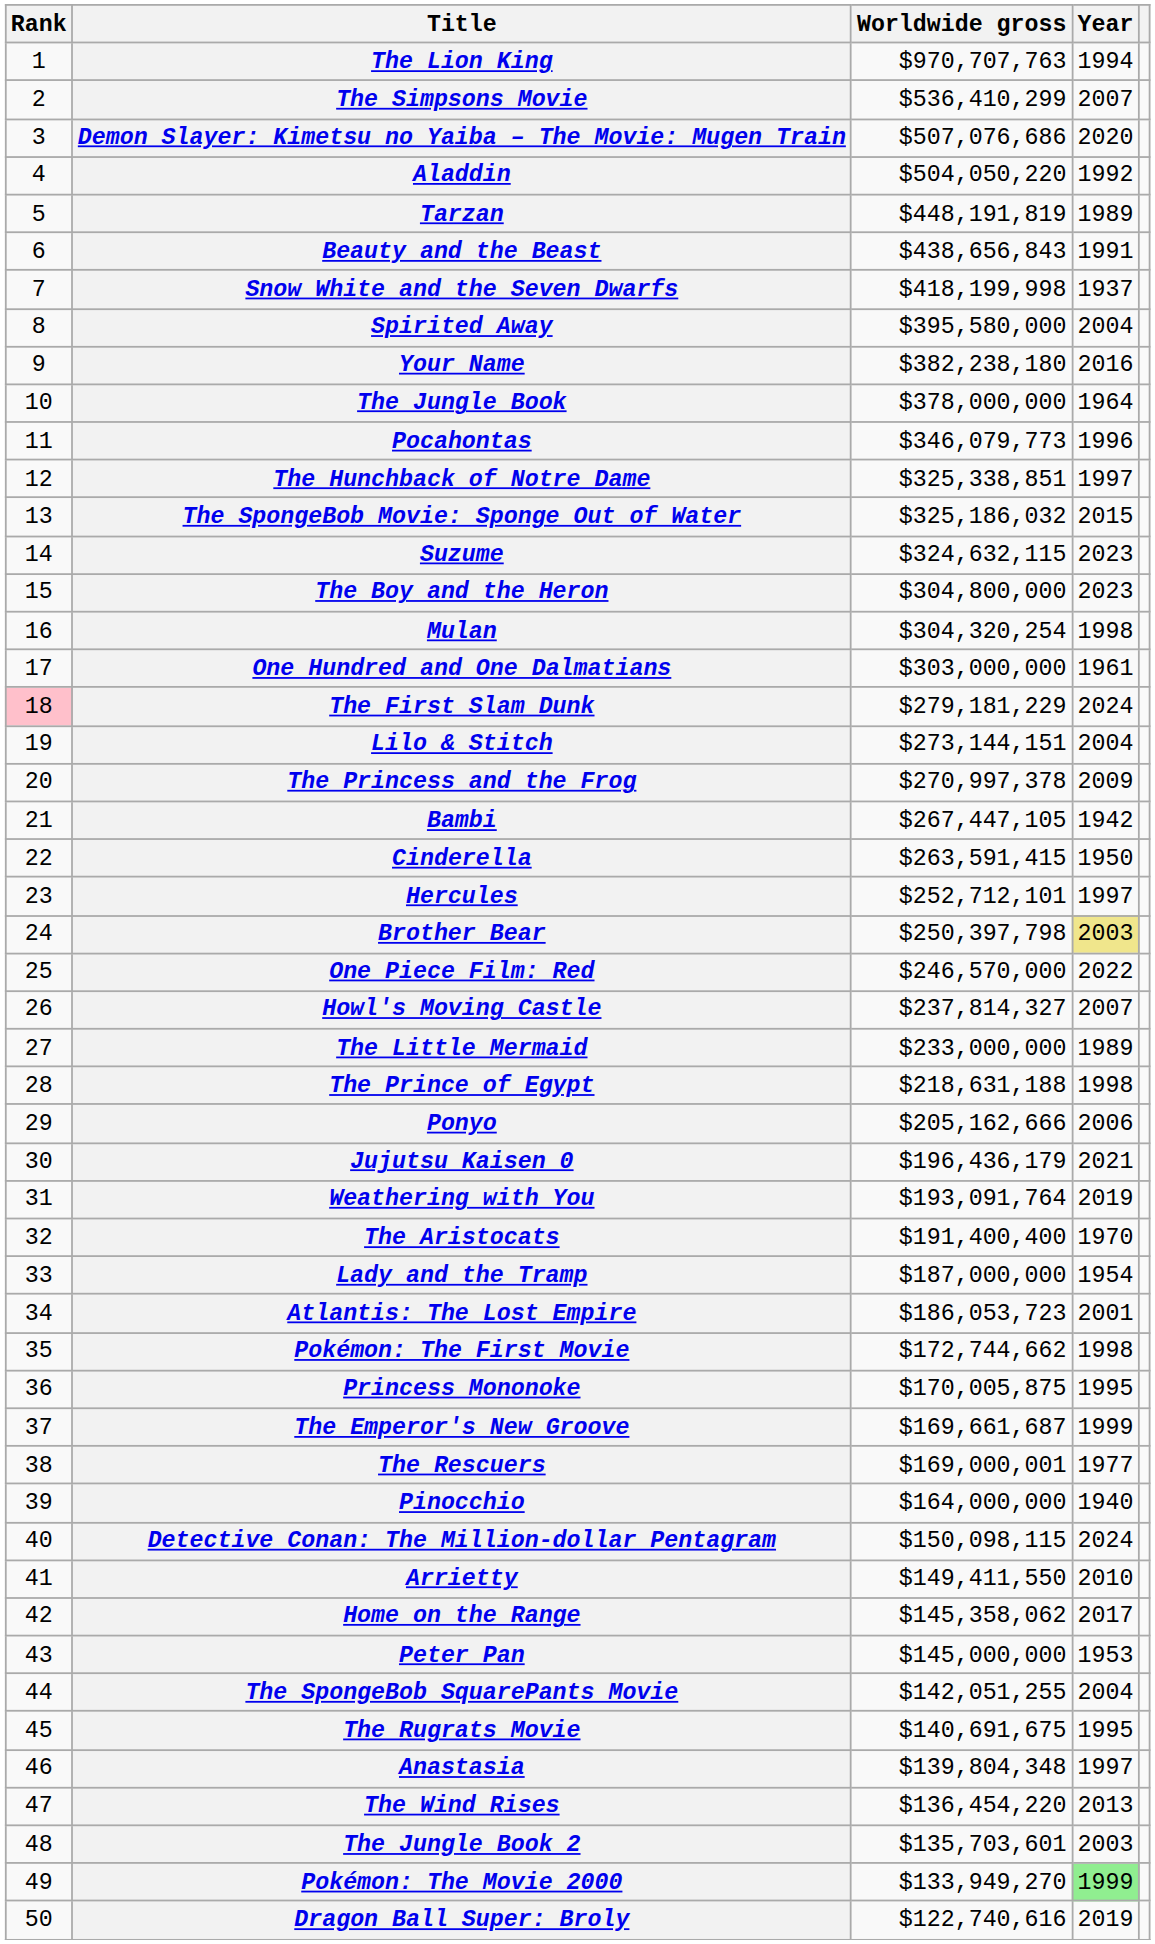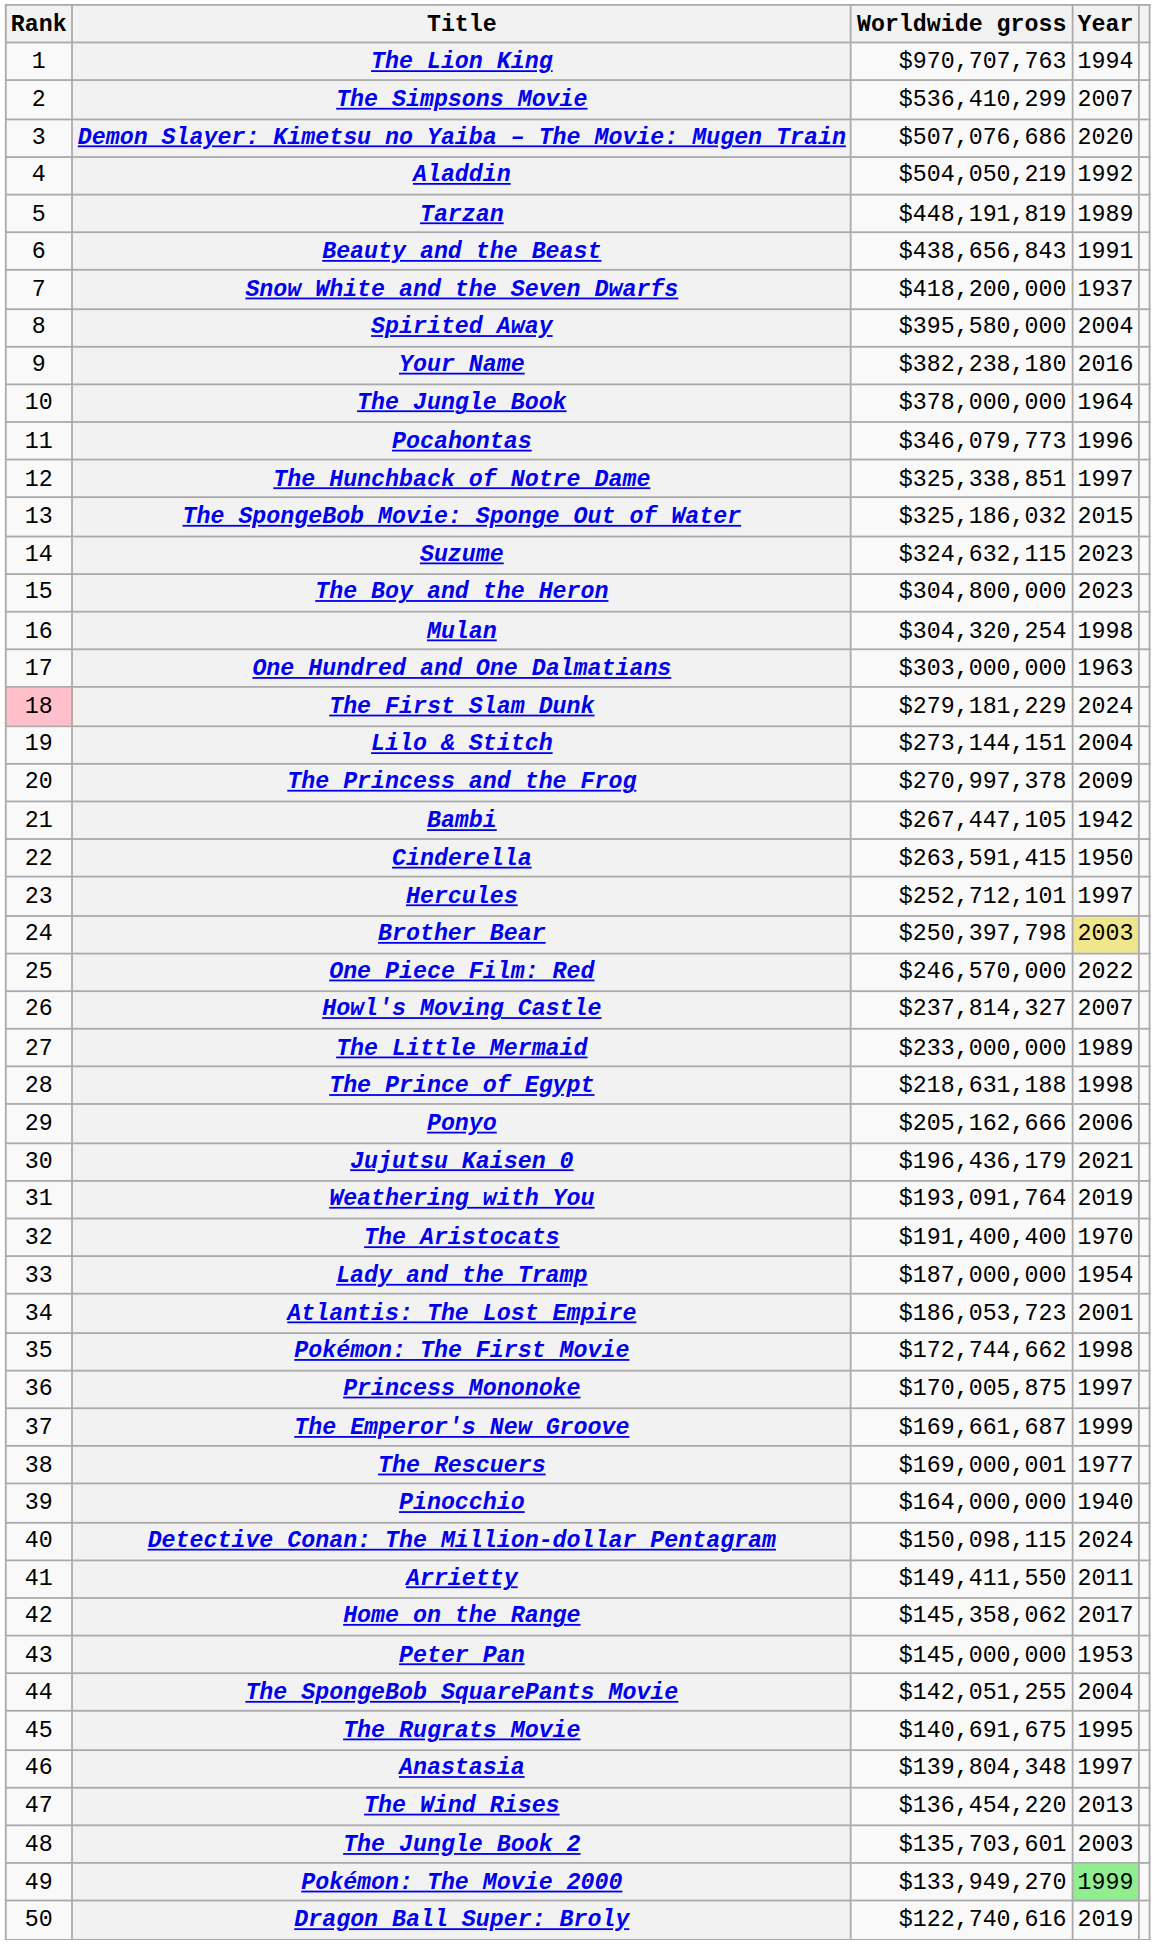(983, 176) $504,050,220 -> (983, 176) $504,050,219
(983, 289) $418,199,998 -> (983, 289) $418,200,000
(1105, 669) 1961 -> (1105, 669) 1963
(1105, 1389) 1995 -> (1105, 1389) 1997
(1105, 1579) 2010 -> (1105, 1579) 2011
